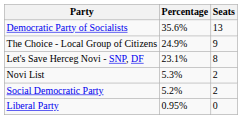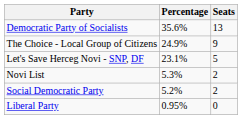(215, 59) 8 -> (215, 59) 5
